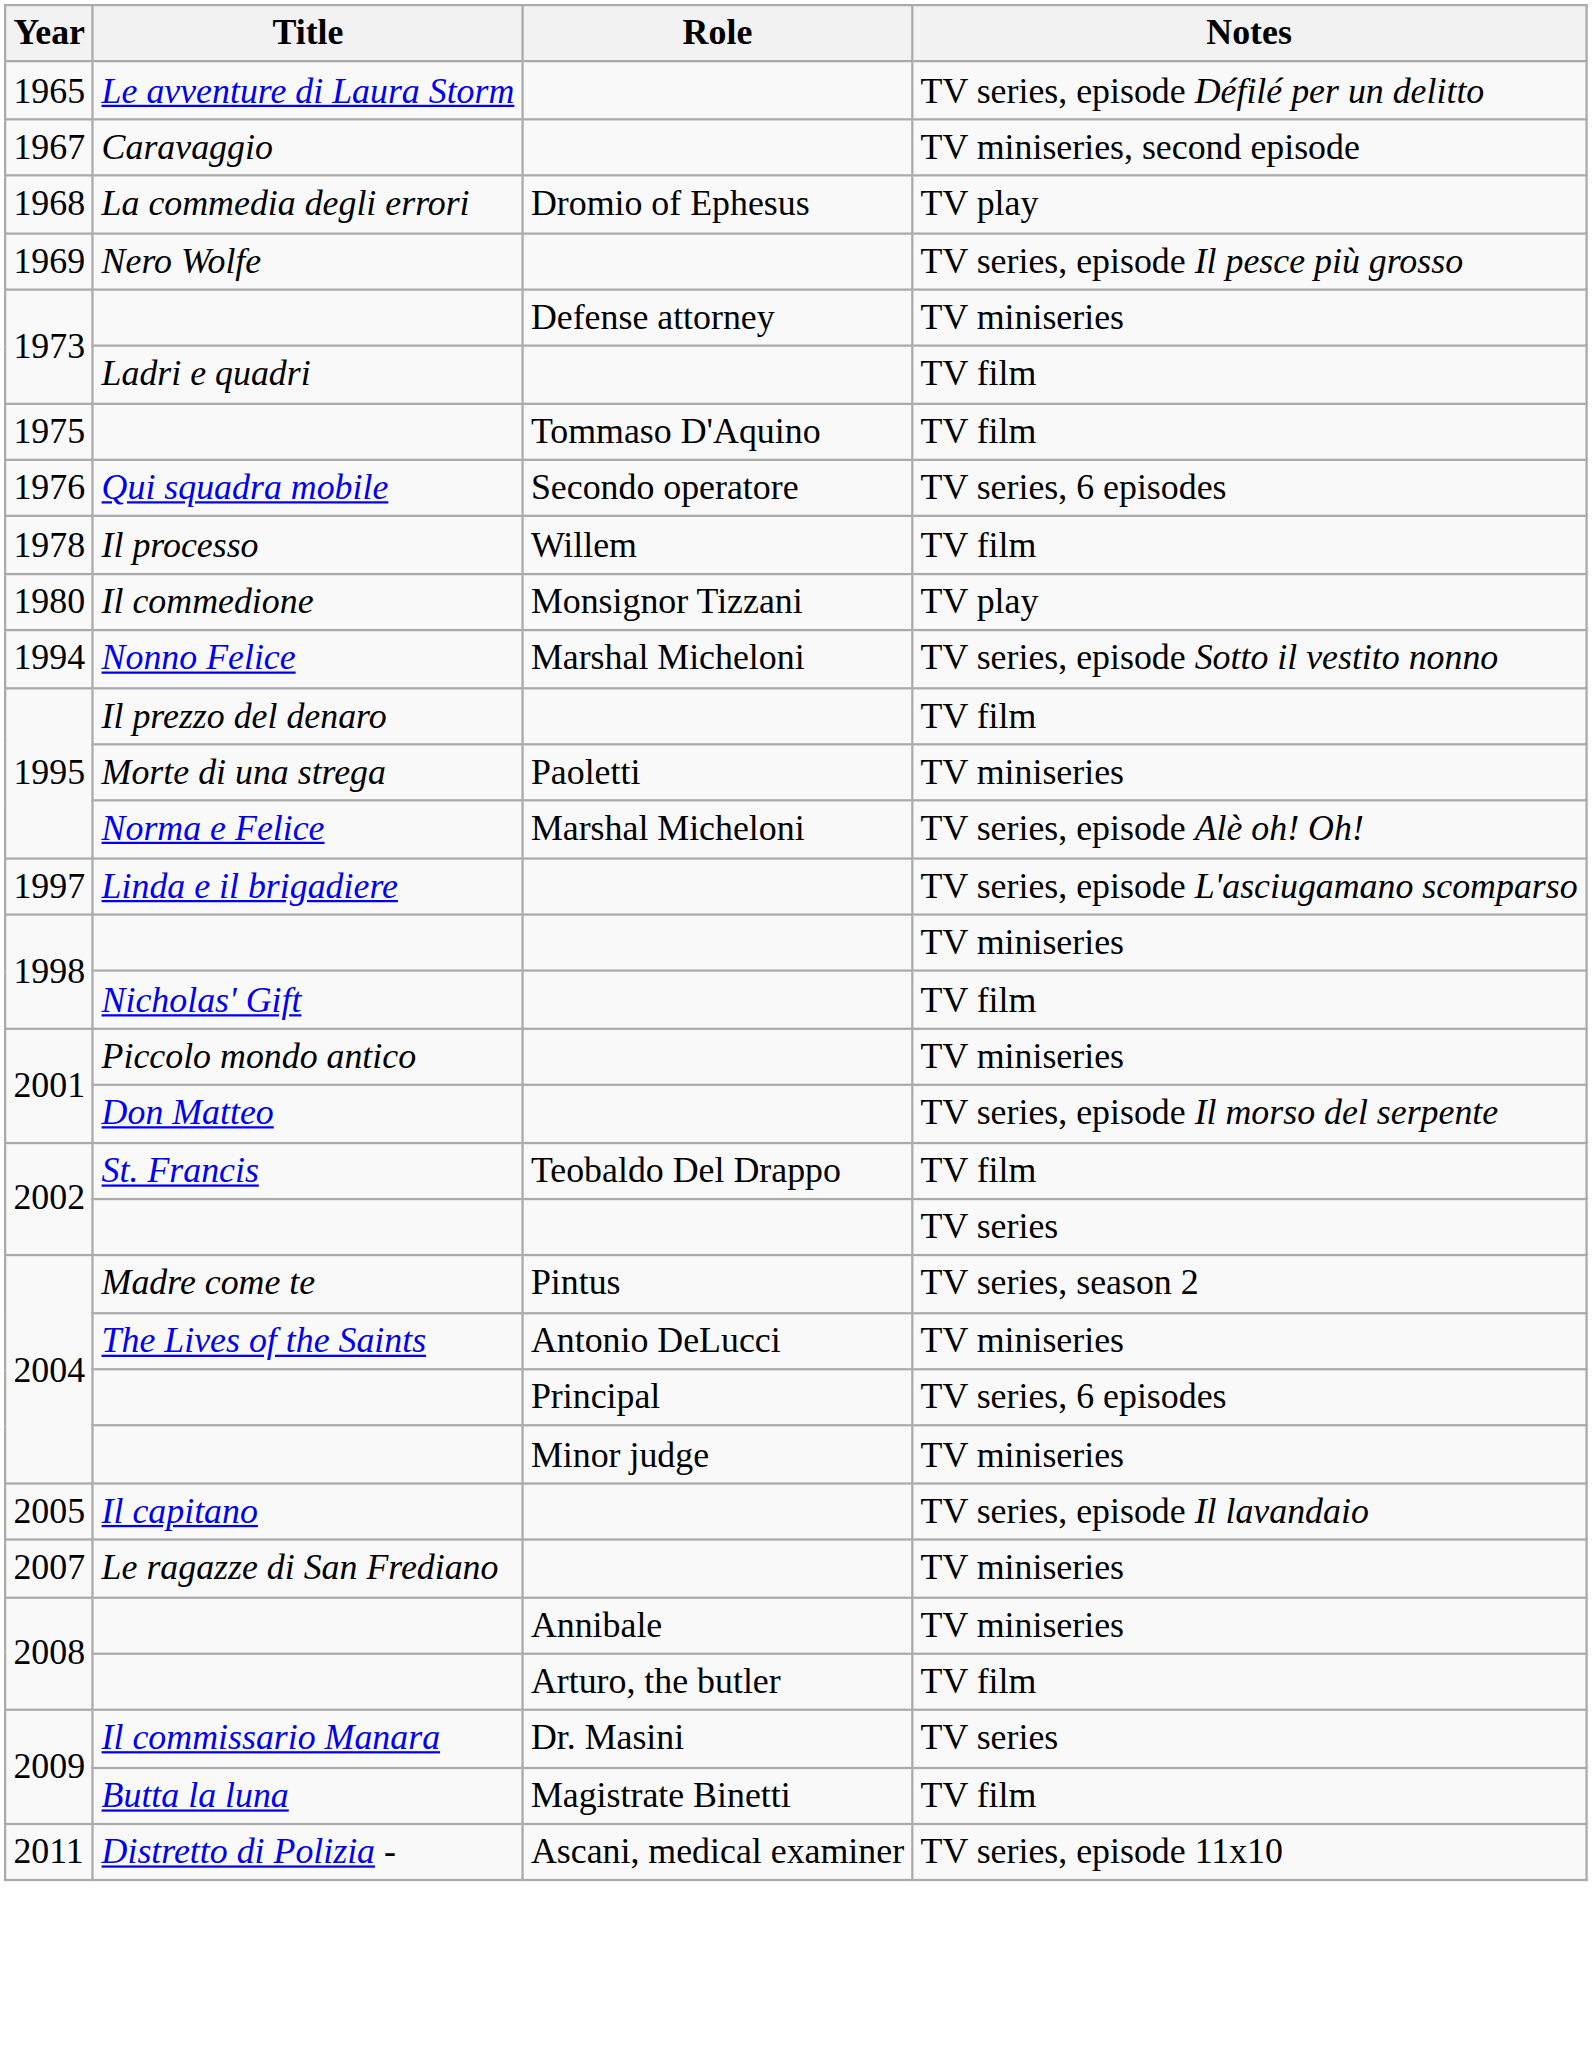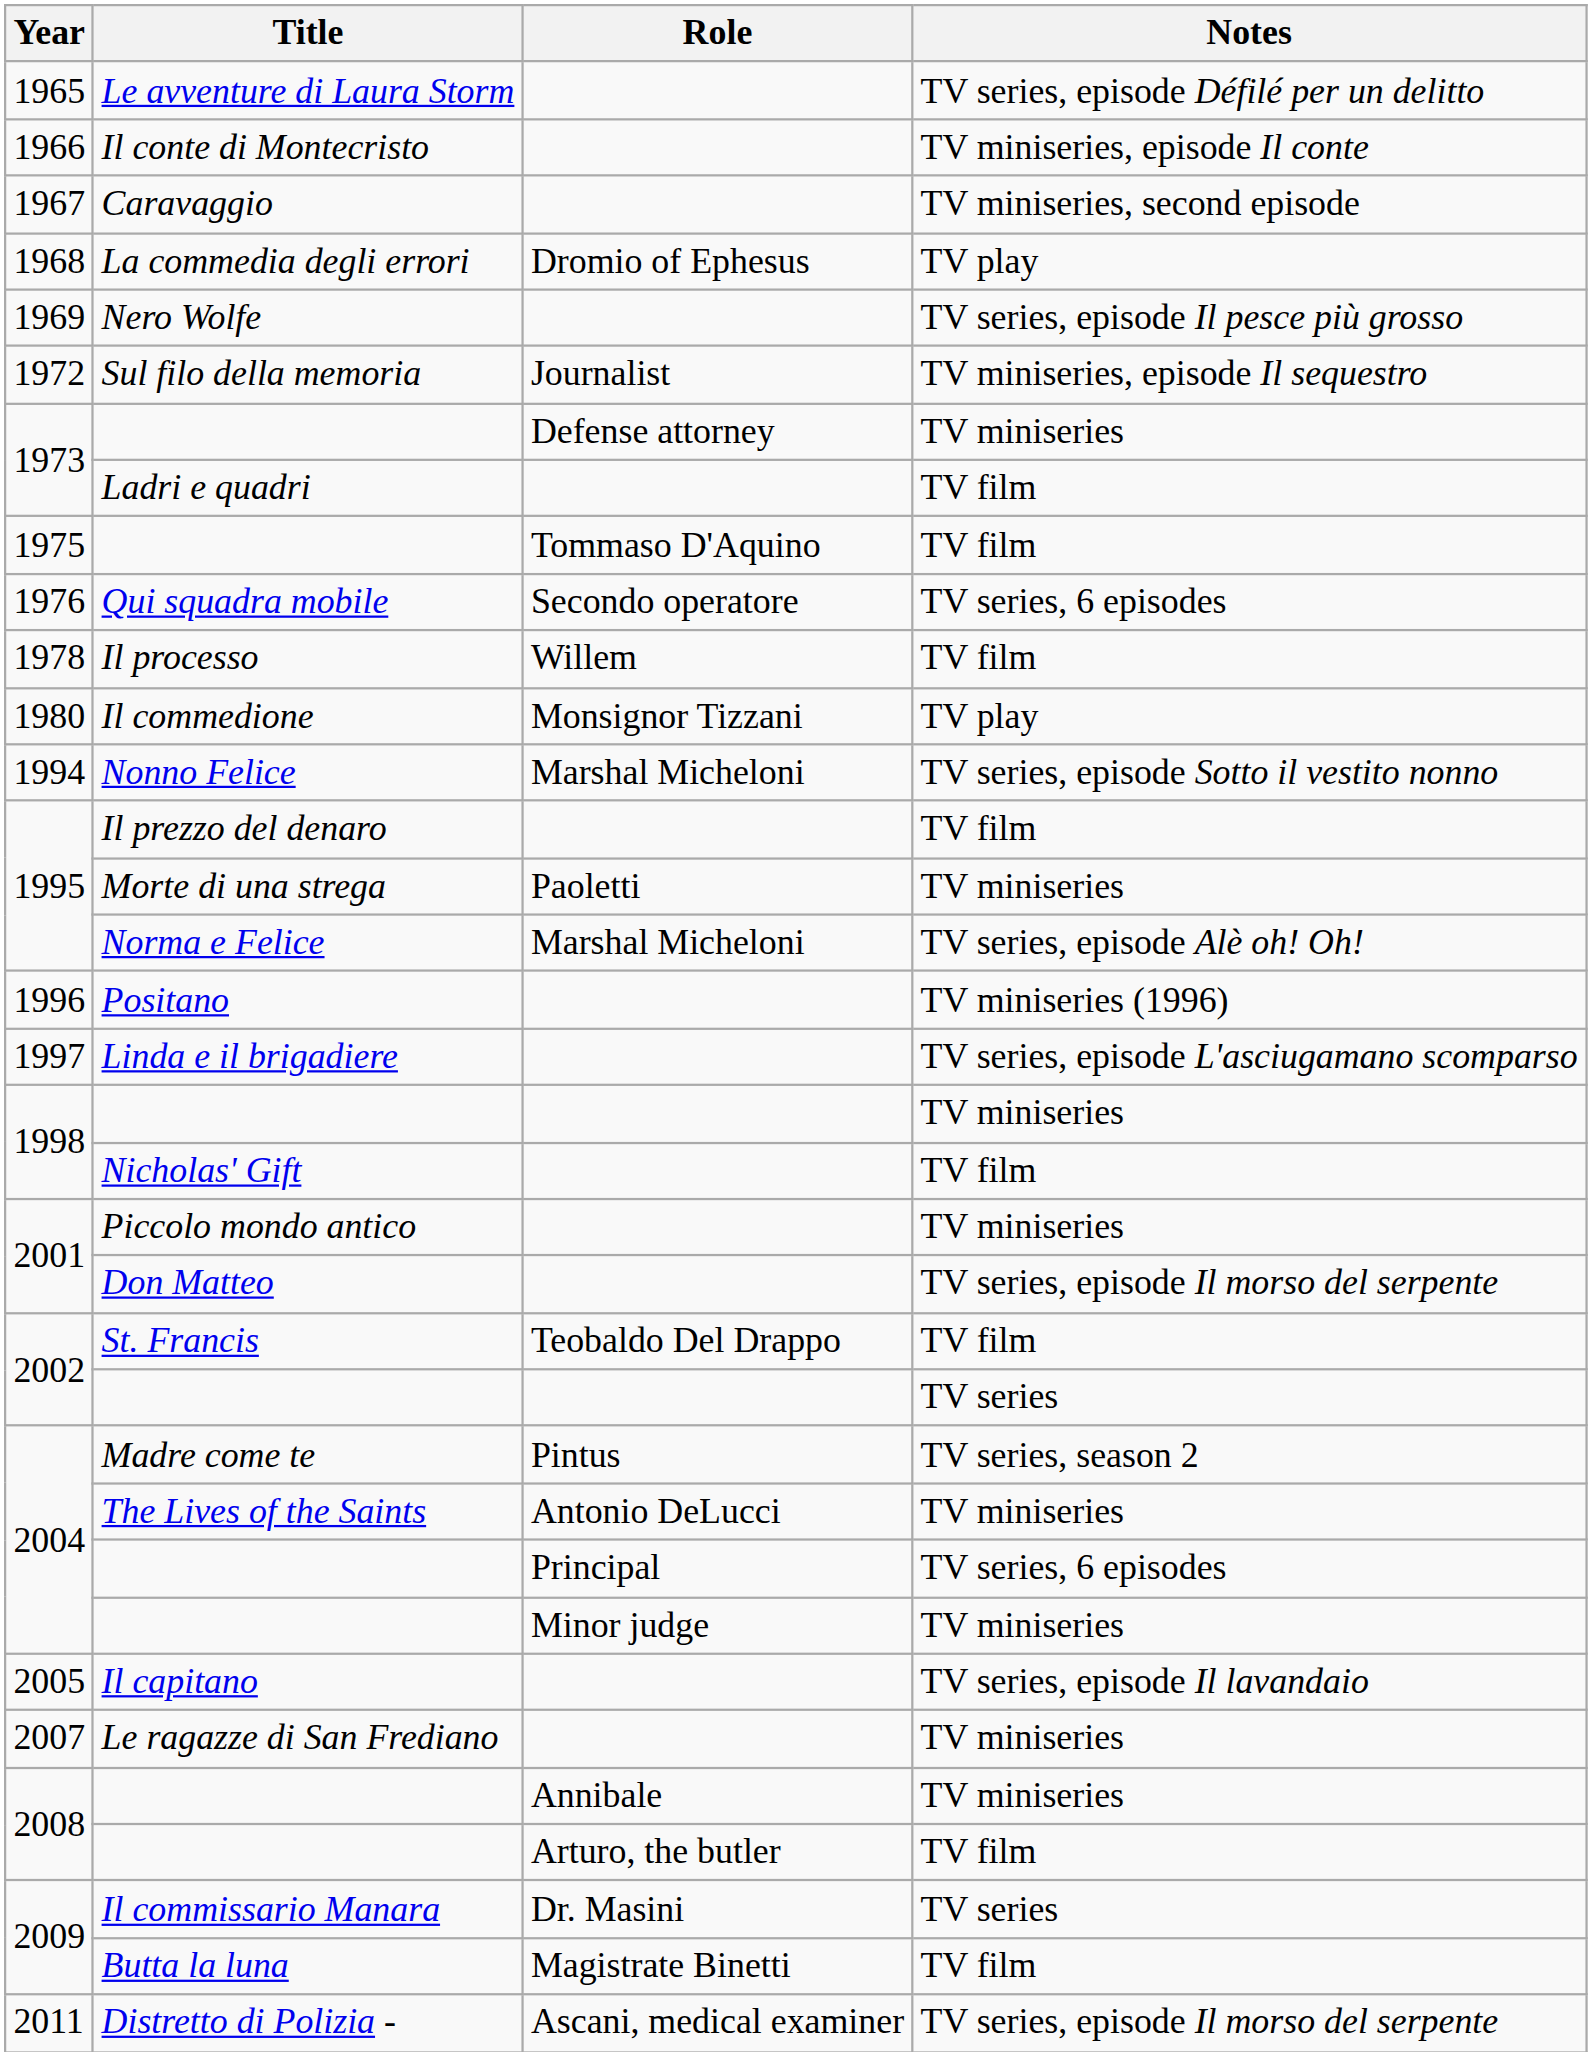+ row: (265, 146)
+ row: (261, 373)
+ row: (165, 999)
(1102, 1851) TV series, episode 11x10 -> (1209, 2022) TV series, episode Il morso del serpente
